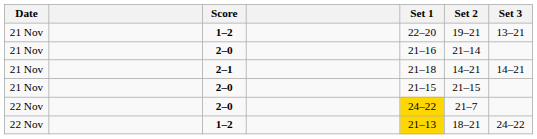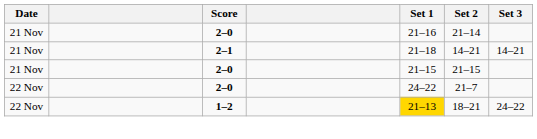- row: (27, 32)
(422, 106) gold background -> (422, 88) no background
